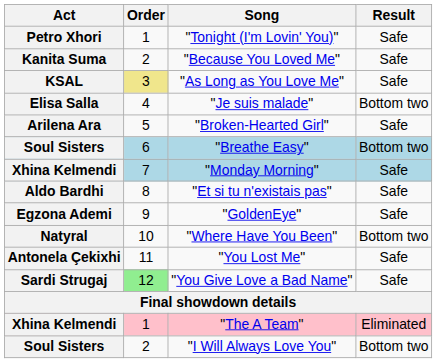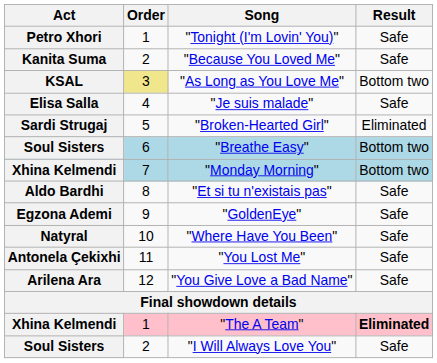(394, 81) Safe -> (394, 81) Bottom two
(394, 103) Bottom two -> (394, 103) Safe
(64, 125) Arilena Ara -> (64, 125) Sardi Strugaj
(394, 125) Safe -> (394, 125) Eliminated
(394, 170) Safe -> (394, 170) Bottom two
(394, 236) Bottom two -> (394, 236) Safe
(64, 280) Sardi Strugaj -> (64, 280) Arilena Ara
(146, 280) lightgreen background -> (146, 280) no background
(394, 324) normal -> (394, 324) bold
(394, 346) Bottom two -> (394, 346) Safe
